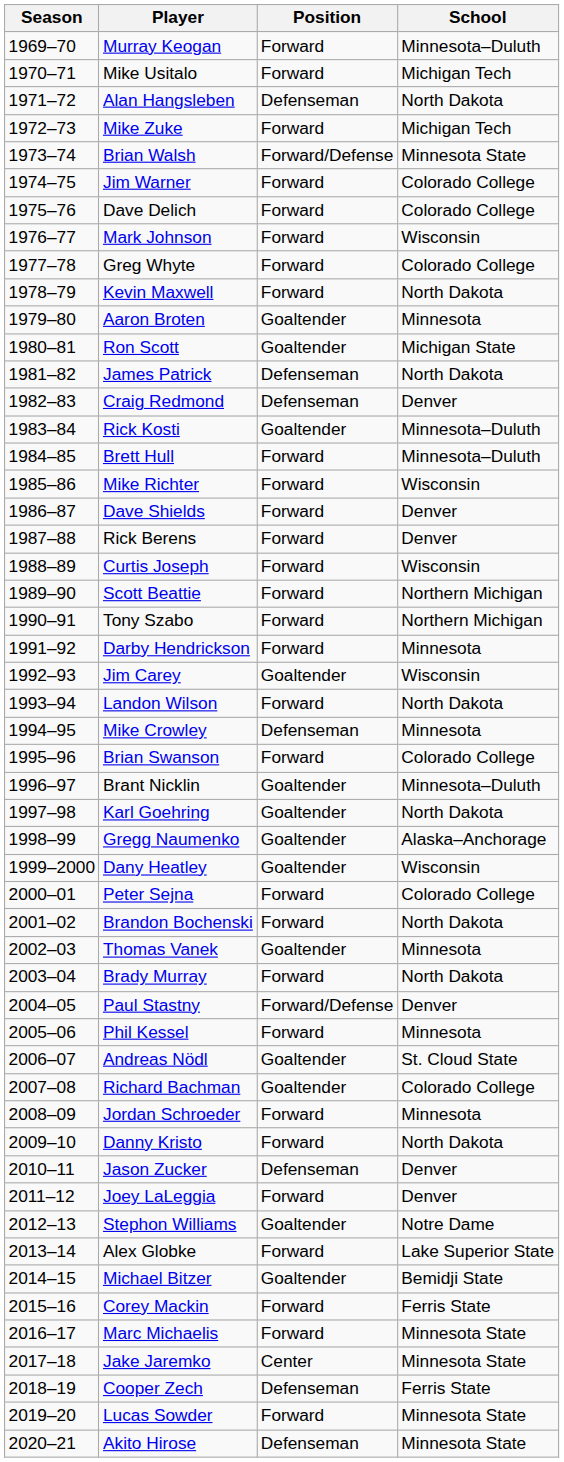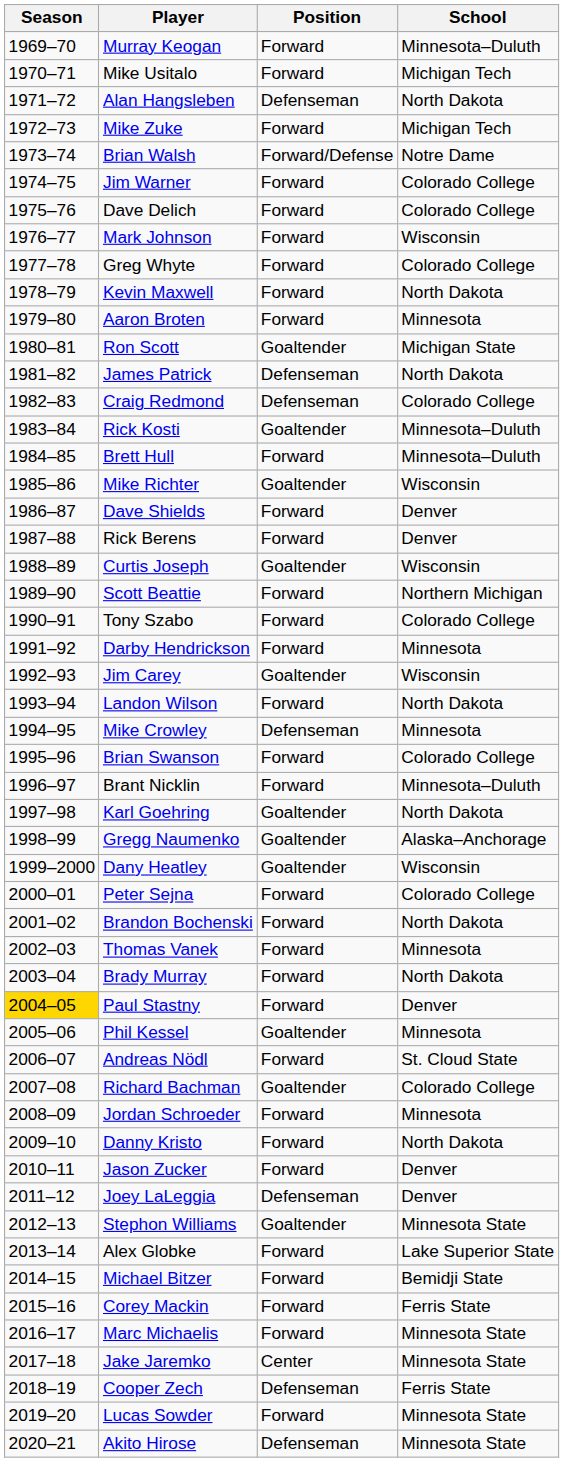(464, 155) Minnesota State -> (448, 155) Notre Dame
(304, 319) Goaltender -> (293, 319) Forward
(429, 401) Denver -> (468, 401) Colorado College
(293, 484) Forward -> (304, 484) Goaltender
(293, 566) Forward -> (304, 566) Goaltender
(472, 621) Northern Michigan -> (468, 621) Colorado College
(304, 785) Goaltender -> (293, 785) Forward
(304, 949) Goaltender -> (293, 949) Forward
(42, 1004) no background -> (42, 1004) gold background
(327, 1004) Forward/Defense -> (293, 1004) Forward
(293, 1032) Forward -> (304, 1032) Goaltender
(304, 1059) Goaltender -> (293, 1059) Forward
(310, 1169) Defenseman -> (293, 1169) Forward
(293, 1196) Forward -> (310, 1196) Defenseman
(448, 1224) Notre Dame -> (464, 1224) Minnesota State
(304, 1278) Goaltender -> (293, 1278) Forward
